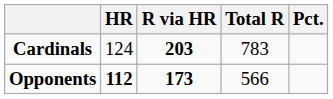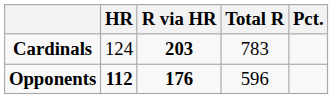(179, 78) 173 -> (179, 78) 176
(255, 78) 566 -> (255, 78) 596
